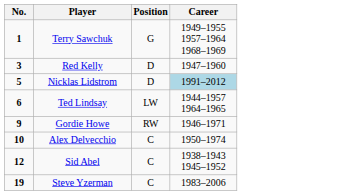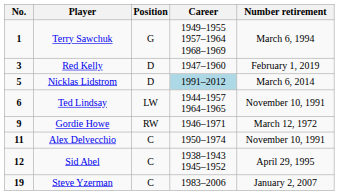+ column: (285, 12)
(19, 140) 10 -> (19, 140) 11
